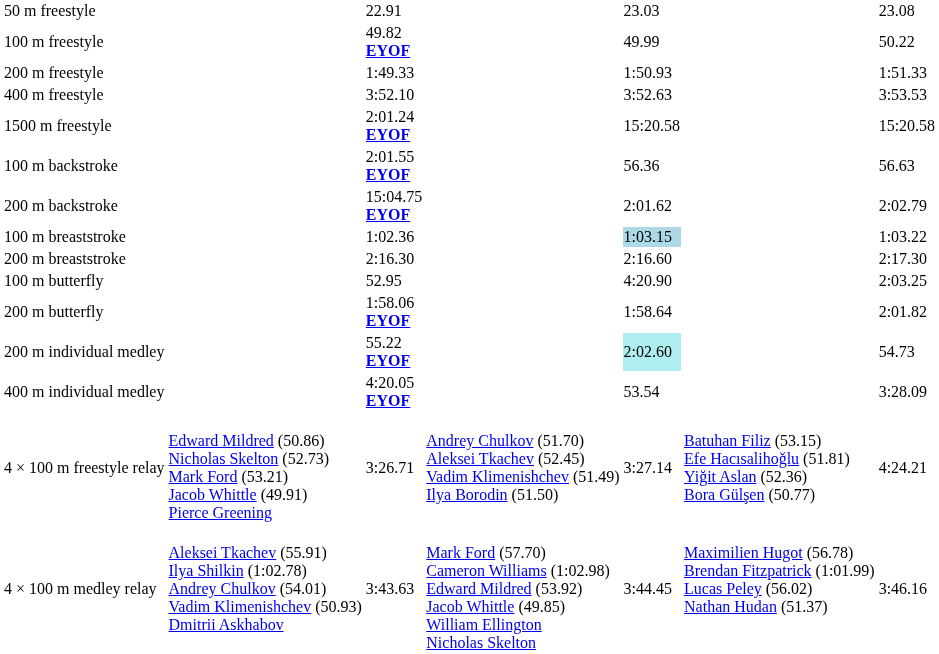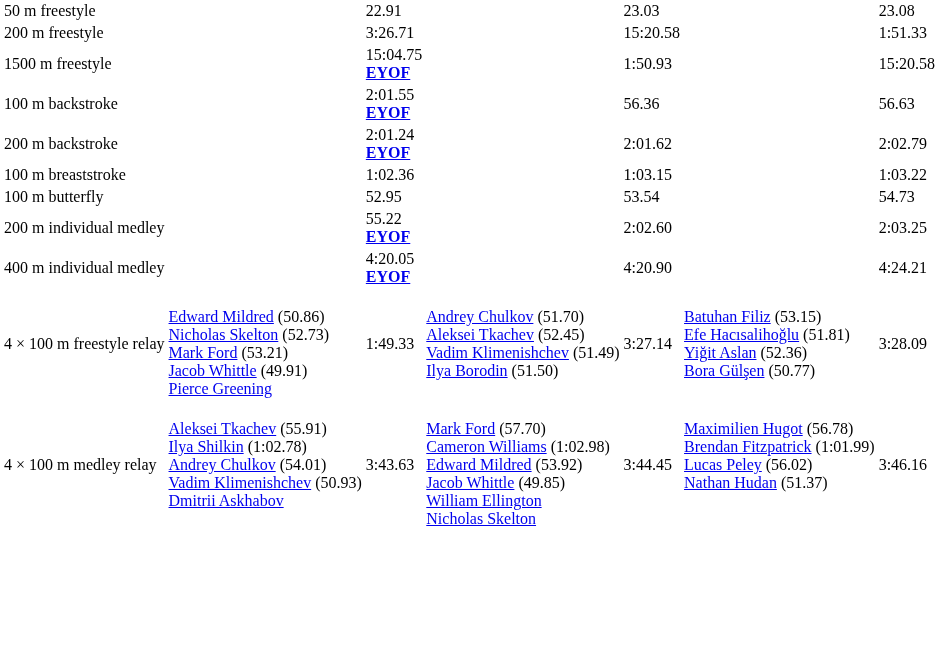- row: (54, 42)
(390, 72) 1:49.33 -> (390, 32) 3:26.71
(648, 72) 1:50.93 -> (652, 32) 15:20.58
- row: (54, 94)
(390, 126) 2:01.24 EYOF -> (394, 64) 15:04.75 EYOF
(652, 126) 15:20.58 -> (648, 64) 1:50.93
(394, 206) 15:04.75 EYOF -> (390, 144) 2:01.24 EYOF
(648, 236) lightblue background -> (648, 174) no background
- row: (65, 258)
(648, 280) 4:20.90 -> (642, 196) 53.54
(903, 280) 2:03.25 -> (897, 196) 54.73
- row: (54, 312)
(648, 352) paleturquoise background -> (648, 228) no background
(897, 352) 54.73 -> (903, 228) 2:03.25
(642, 392) 53.54 -> (648, 268) 4:20.90
(903, 392) 3:28.09 -> (903, 268) 4:24.21
(390, 468) 3:26.71 -> (390, 344) 1:49.33
(903, 468) 4:24.21 -> (903, 344) 3:28.09
